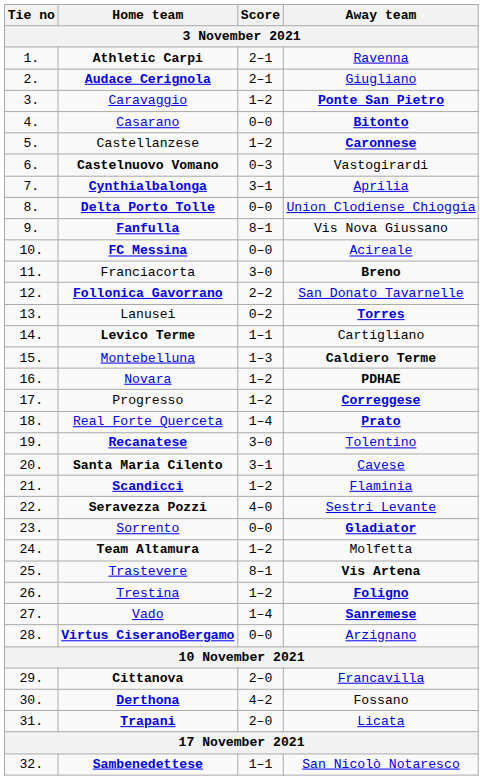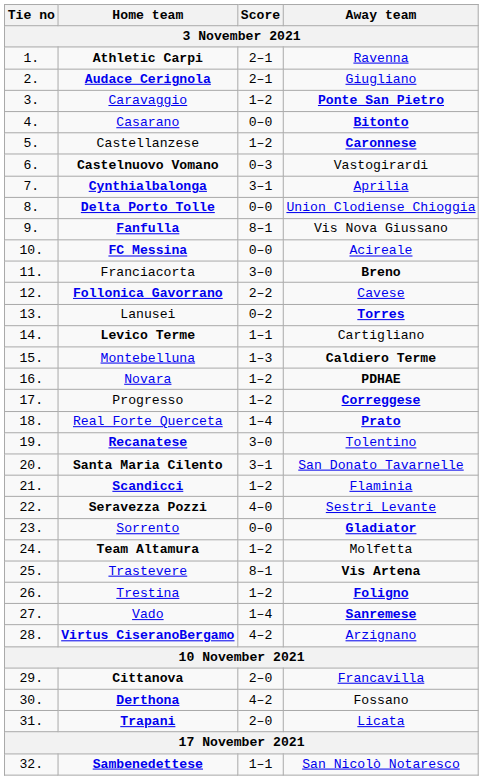(381, 293) San Donato Tavarnelle -> (381, 293) Cavese
(381, 465) Cavese -> (381, 465) San Donato Tavarnelle
(260, 636) 0–0 -> (260, 636) 4–2
